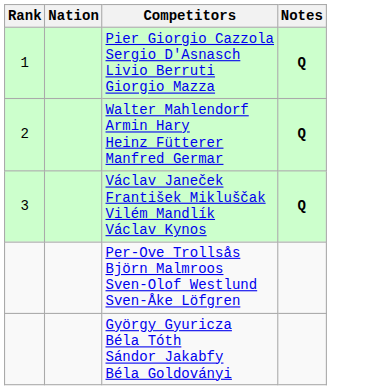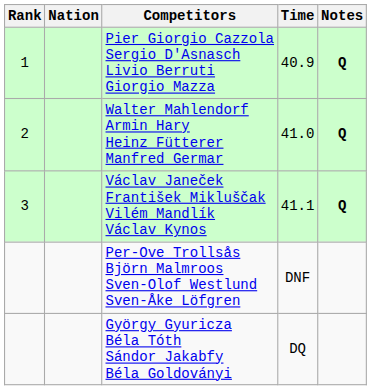+ column: (298, 16)
